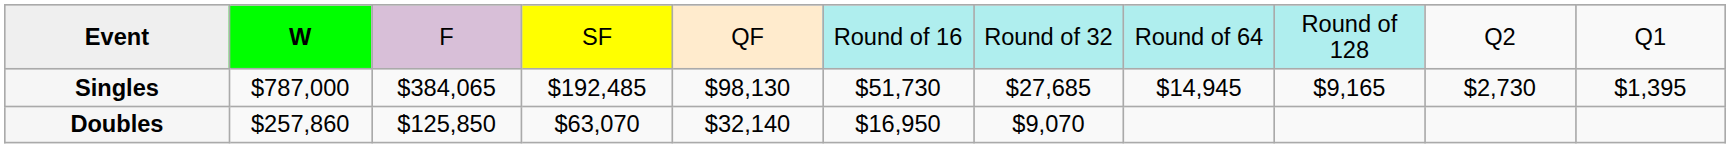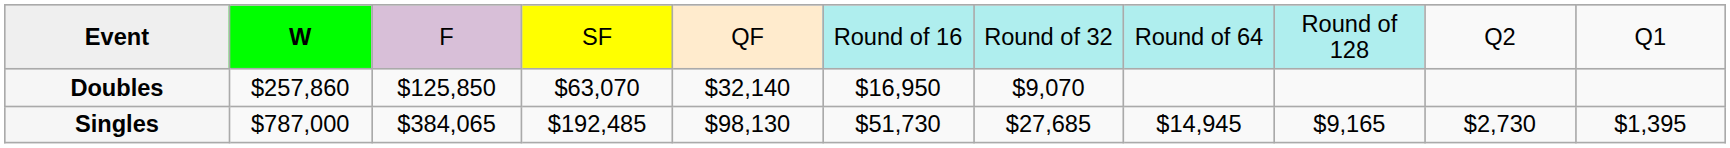rows swapped: (117, 87) <-> (117, 125)
